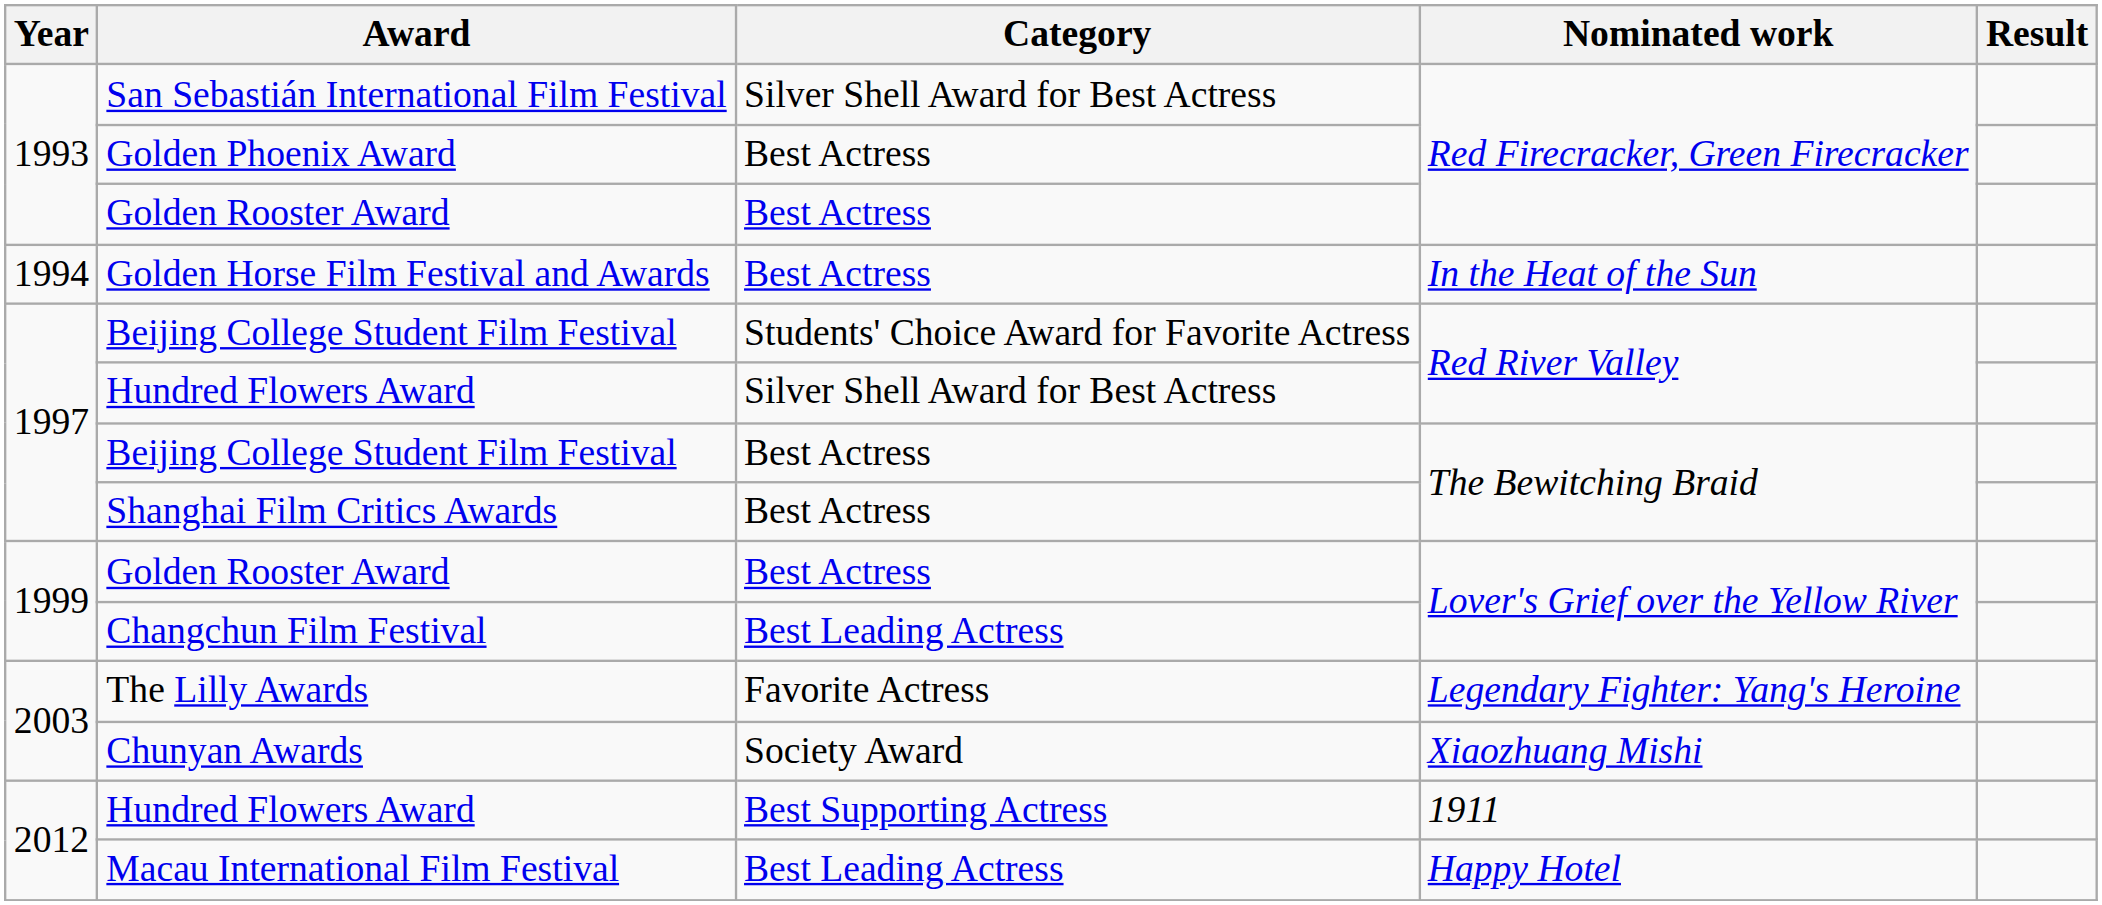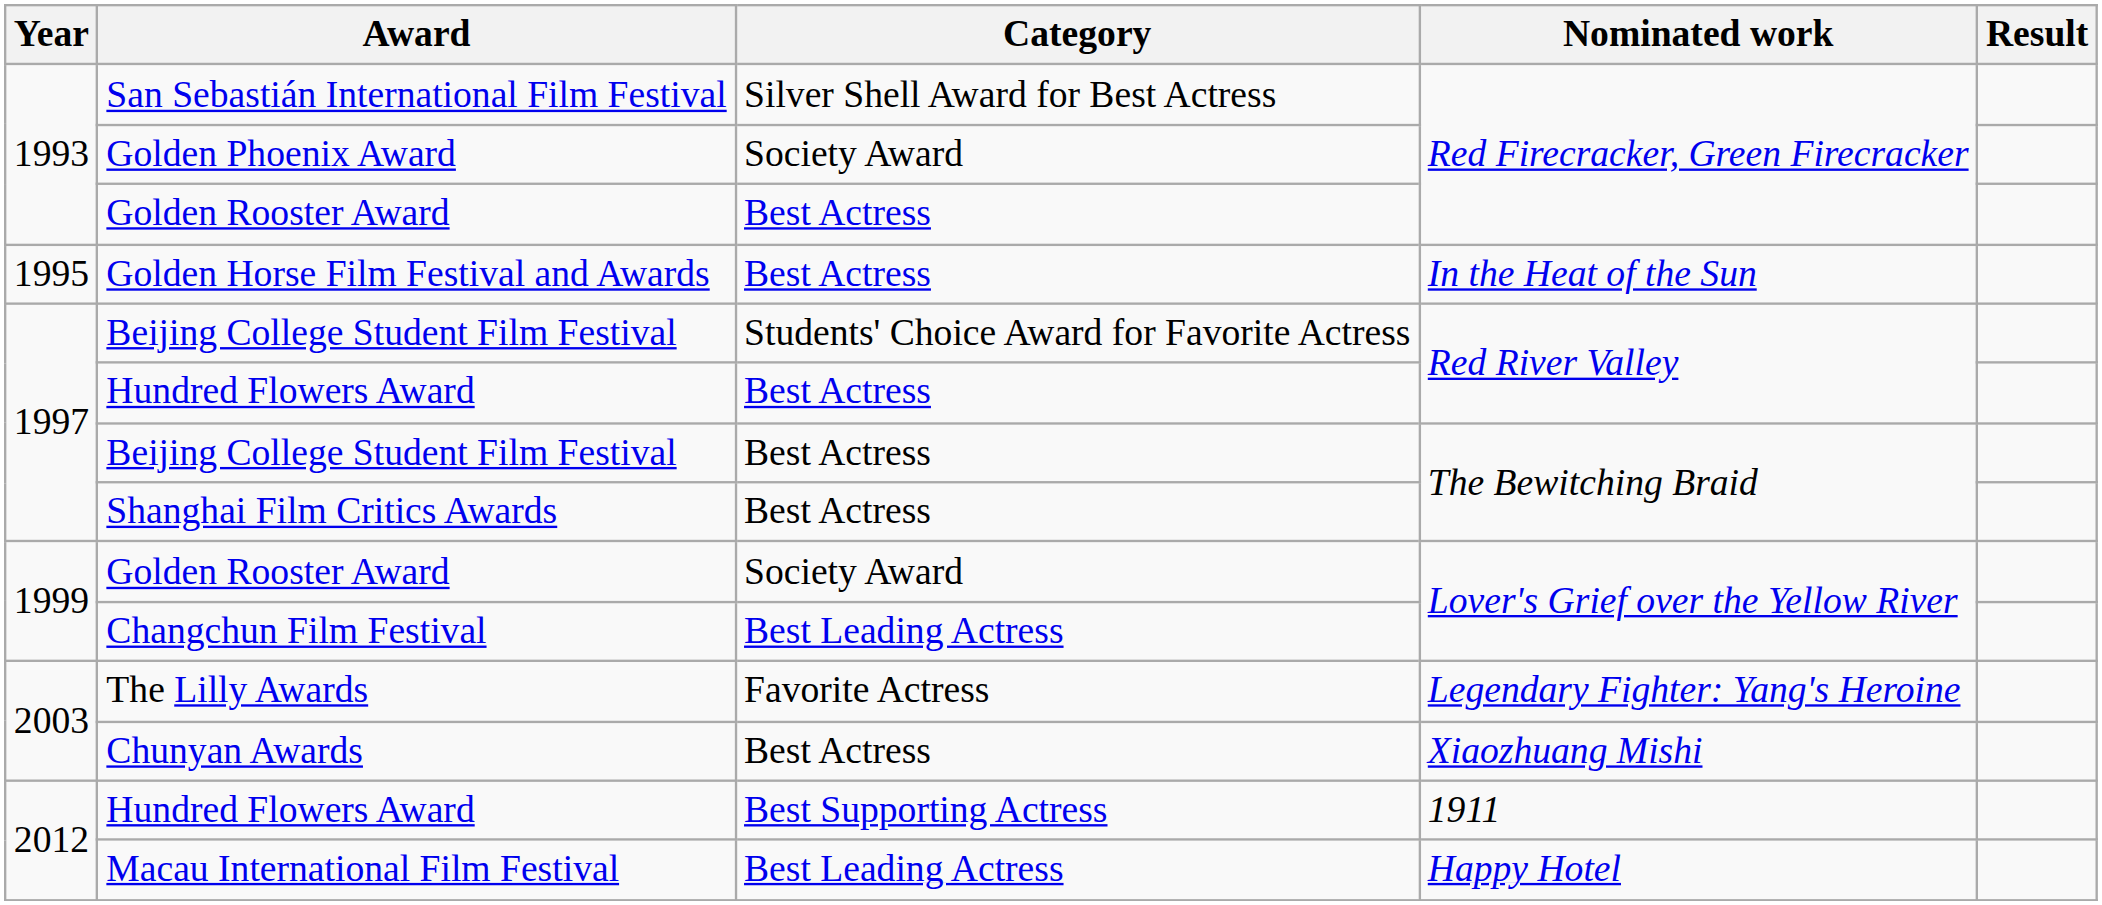(837, 153) Best Actress -> (854, 153) Society Award
(51, 272) 1994 -> (51, 272) 1995
(1010, 392) Silver Shell Award for Best Actress -> (837, 392) Best Actress
(837, 570) Best Actress -> (854, 570) Society Award
(854, 749) Society Award -> (837, 749) Best Actress
